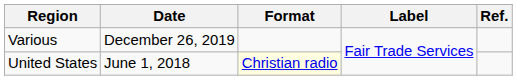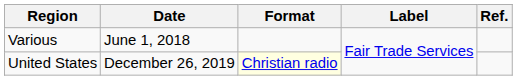(169, 39) December 26, 2019 -> (147, 39) June 1, 2018
(147, 63) June 1, 2018 -> (169, 63) December 26, 2019
